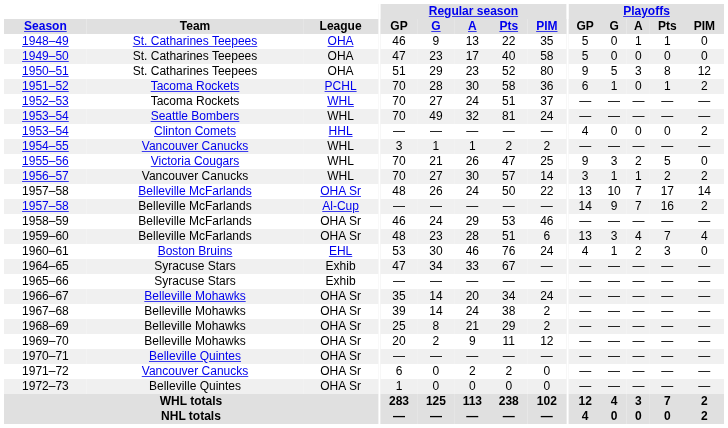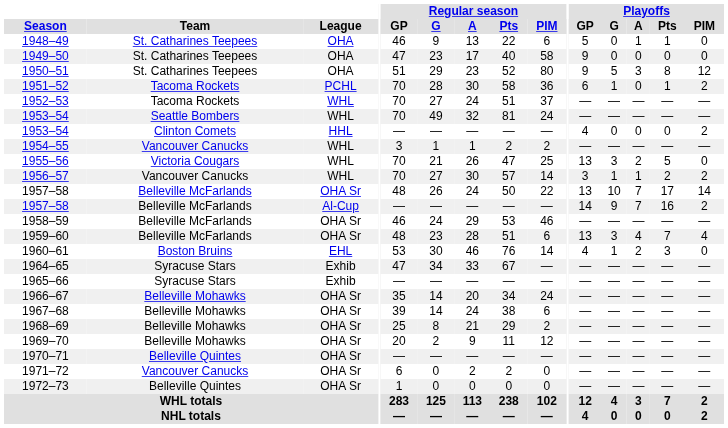(547, 41) 35 -> (547, 41) 6
(585, 56) 5 -> (585, 56) 9
(585, 161) 9 -> (585, 161) 13
(547, 251) 24 -> (547, 251) 14
(547, 311) 2 -> (547, 311) 6
